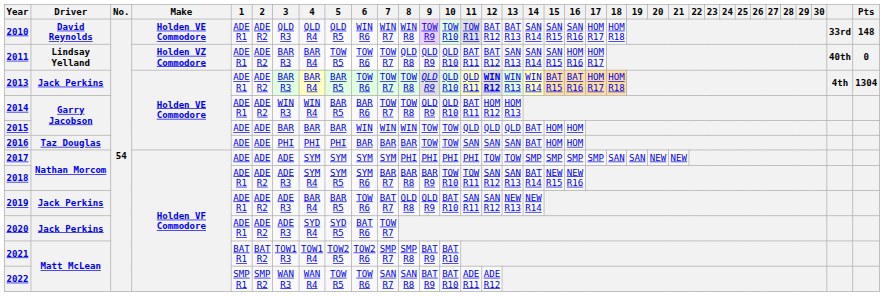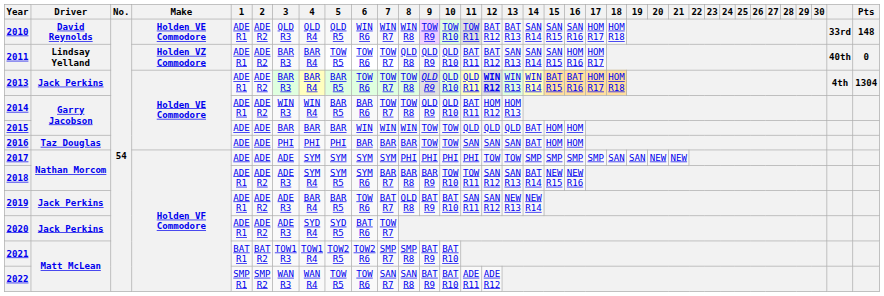(430, 203) QLD R9 -> (430, 203) BAT R9
